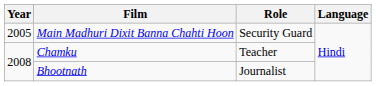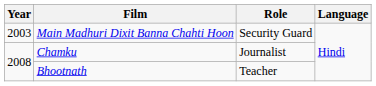(19, 33) 2005 -> (19, 33) 2003
(258, 52) Teacher -> (263, 52) Journalist
(263, 71) Journalist -> (258, 71) Teacher
